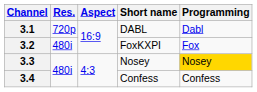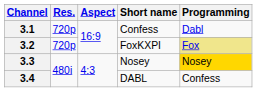(134, 29) DABL -> (139, 29) Confess
(62, 45) 480i -> (64, 45) 720p
(191, 45) no background -> (191, 45) khaki background
(139, 78) Confess -> (134, 78) DABL
